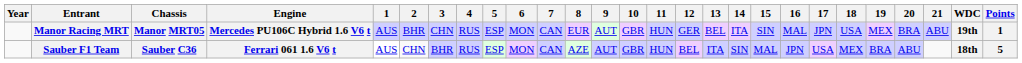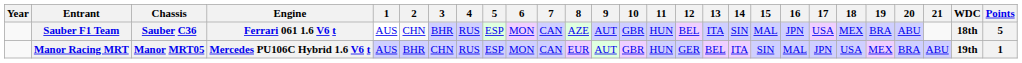rows swapped: (81, 31) <-> (81, 48)
